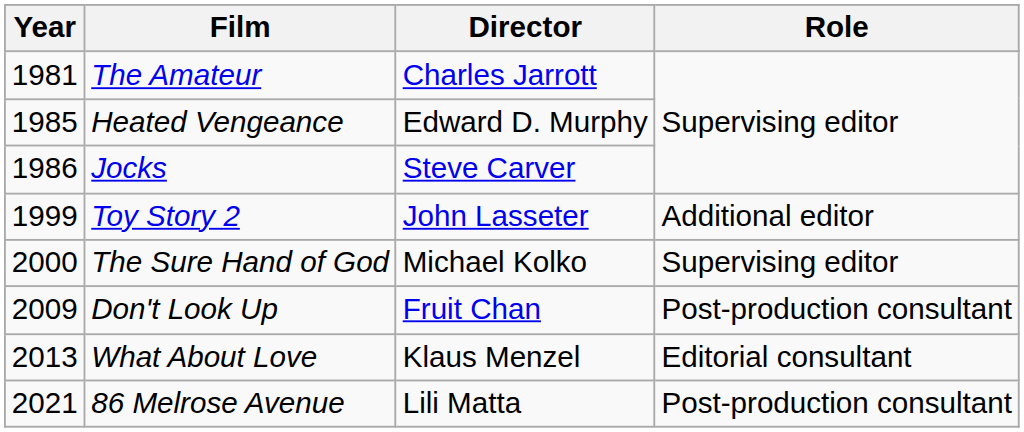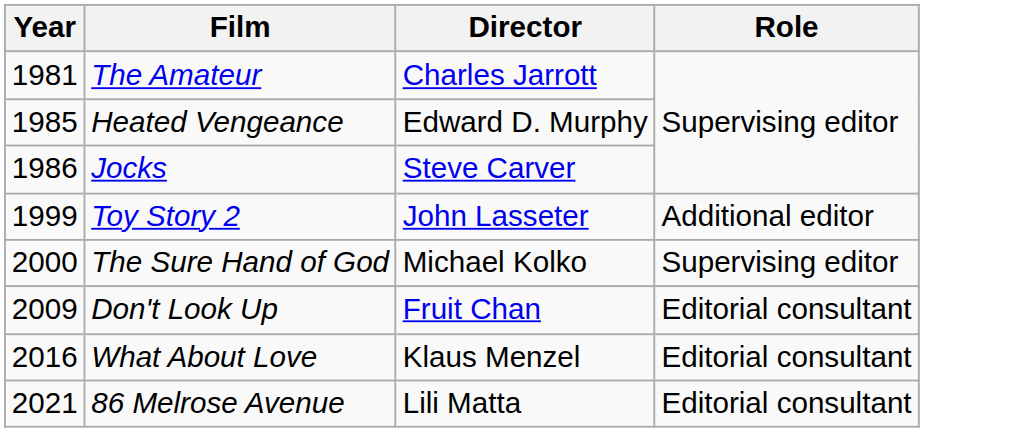(837, 309) Post-production consultant -> (787, 309) Editorial consultant
(45, 356) 2013 -> (45, 356) 2016
(837, 403) Post-production consultant -> (787, 403) Editorial consultant
